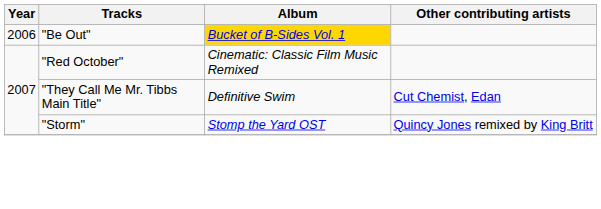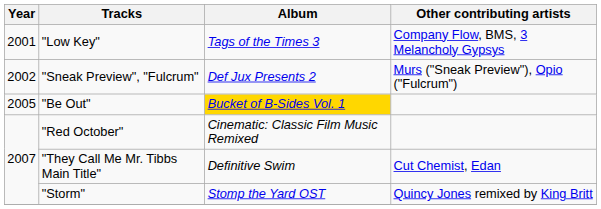+ row: (71, 42)
+ row: (120, 76)
(22, 34) 2006 -> (22, 104) 2005
